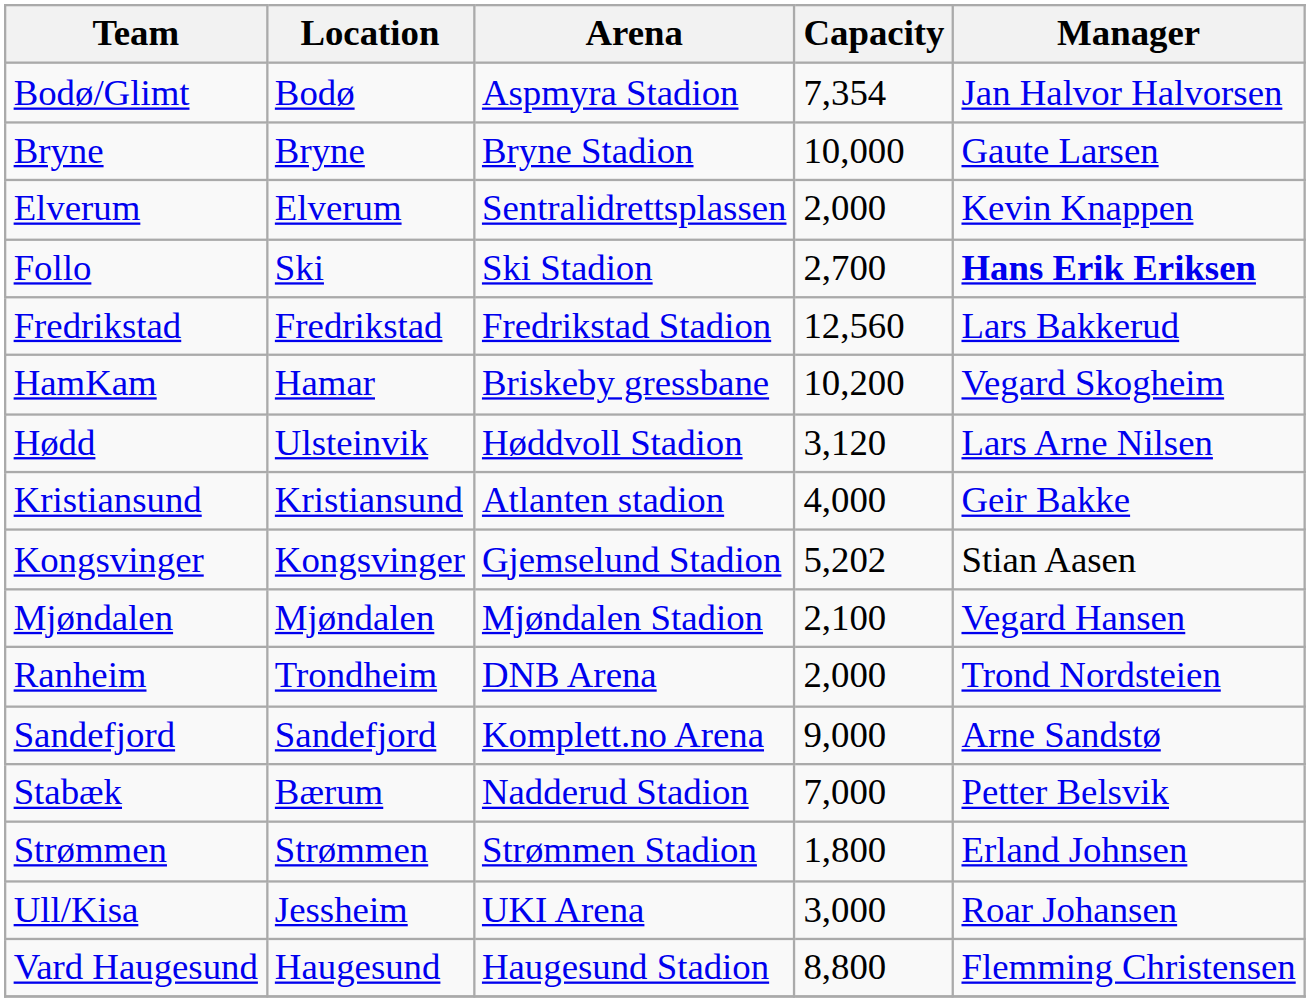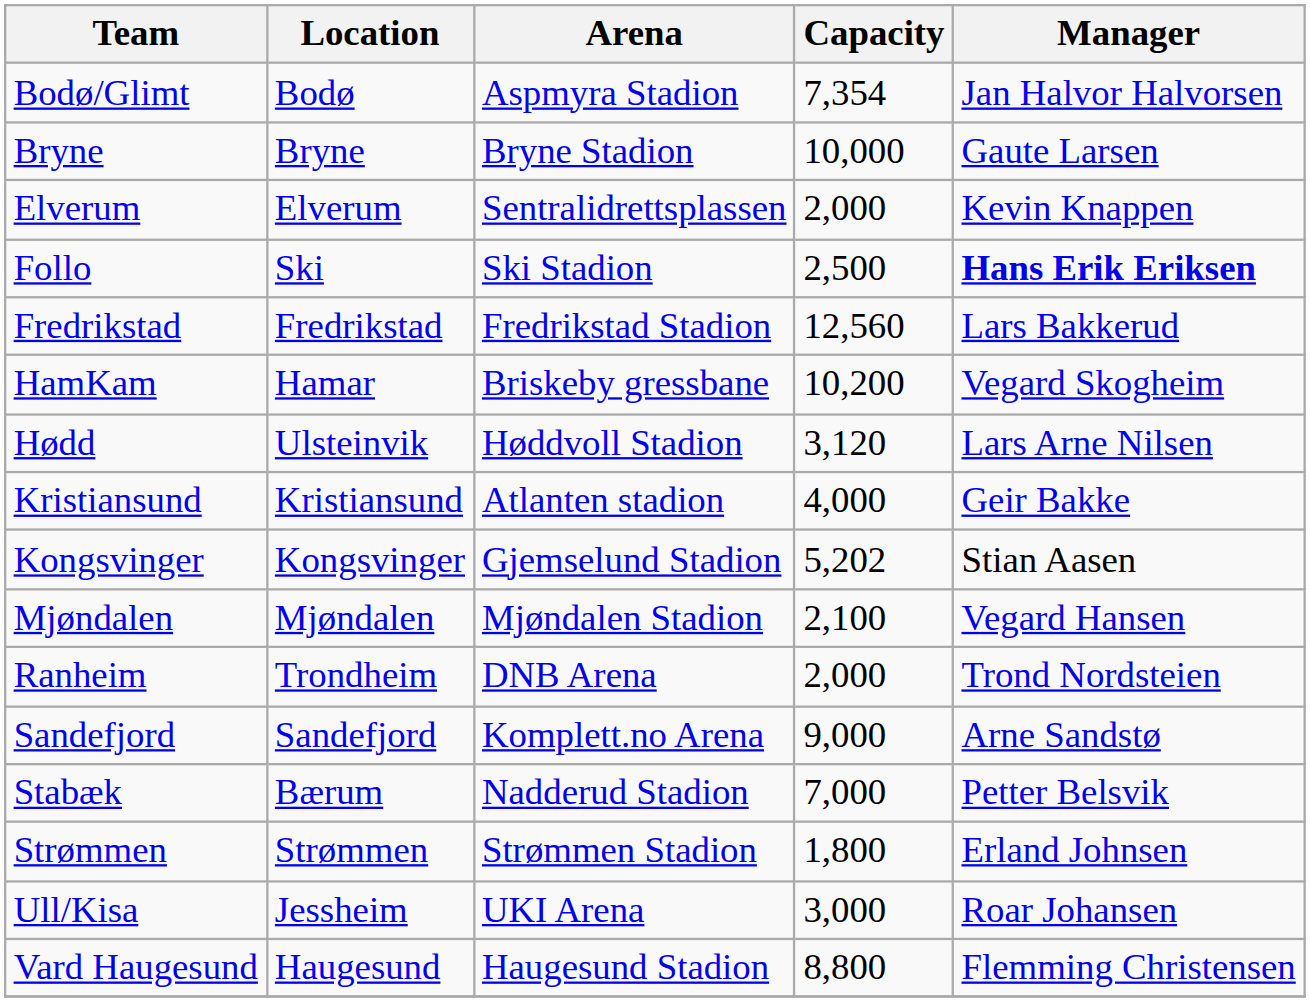(845, 267) 2,700 -> (845, 267) 2,500
